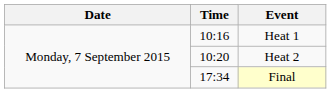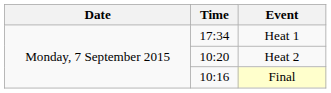(214, 35) 10:16 -> (214, 35) 17:34
(214, 77) 17:34 -> (214, 77) 10:16
